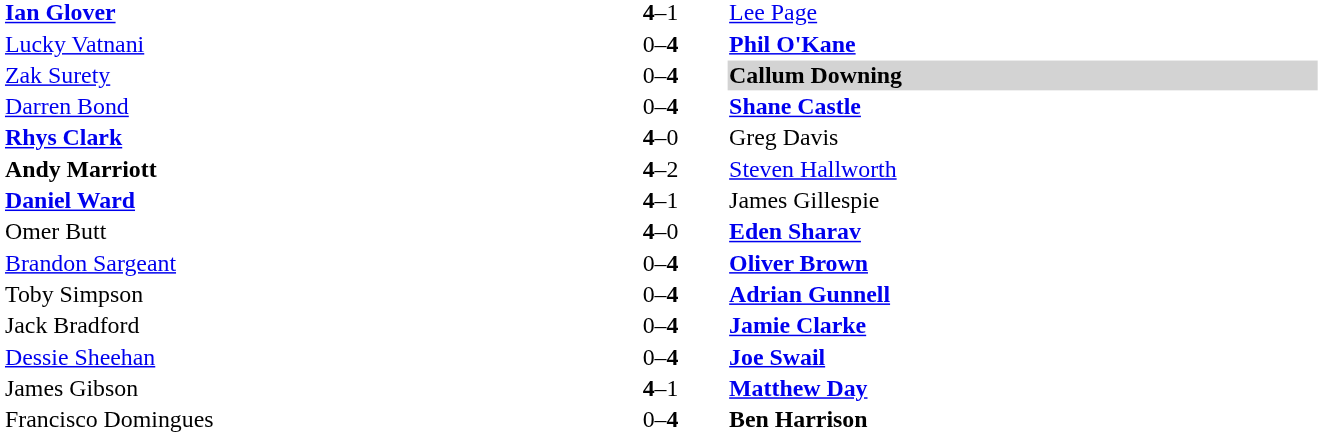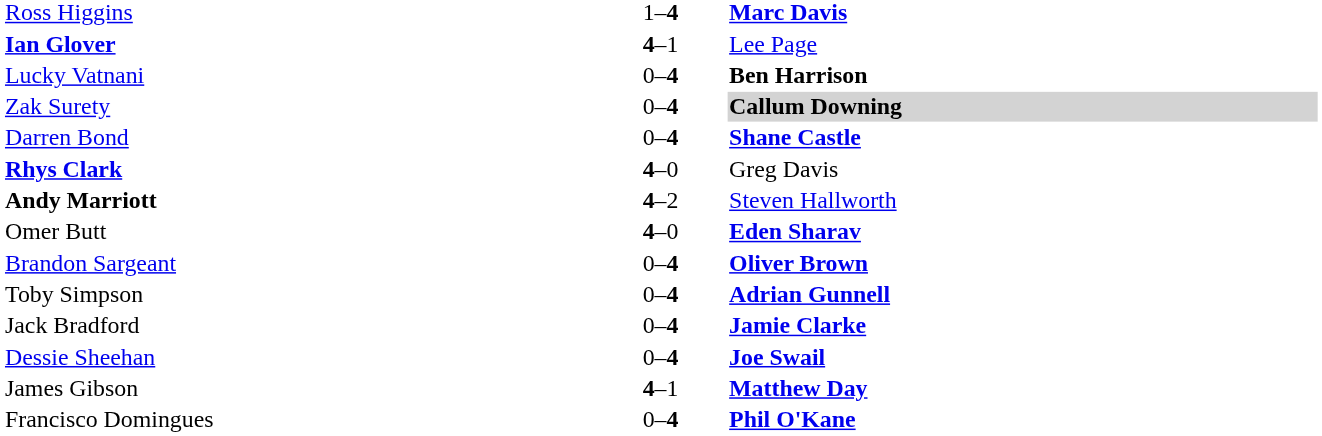+ row: (69, 12)
(792, 43) Phil O'Kane -> (798, 75) Ben Harrison
- row: (70, 200)
(798, 419) Ben Harrison -> (792, 419) Phil O'Kane
